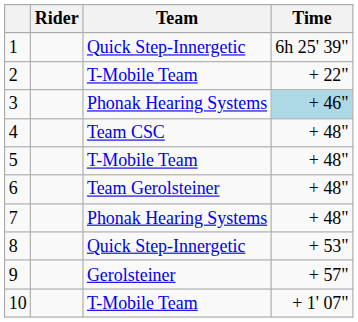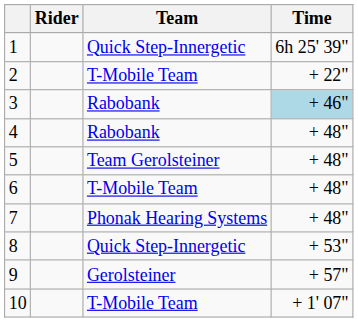(177, 103) Phonak Hearing Systems -> (123, 103) Rabobank
(126, 132) Team CSC -> (123, 132) Rabobank
(142, 160) T-Mobile Team -> (153, 160) Team Gerolsteiner
(153, 189) Team Gerolsteiner -> (142, 189) T-Mobile Team
